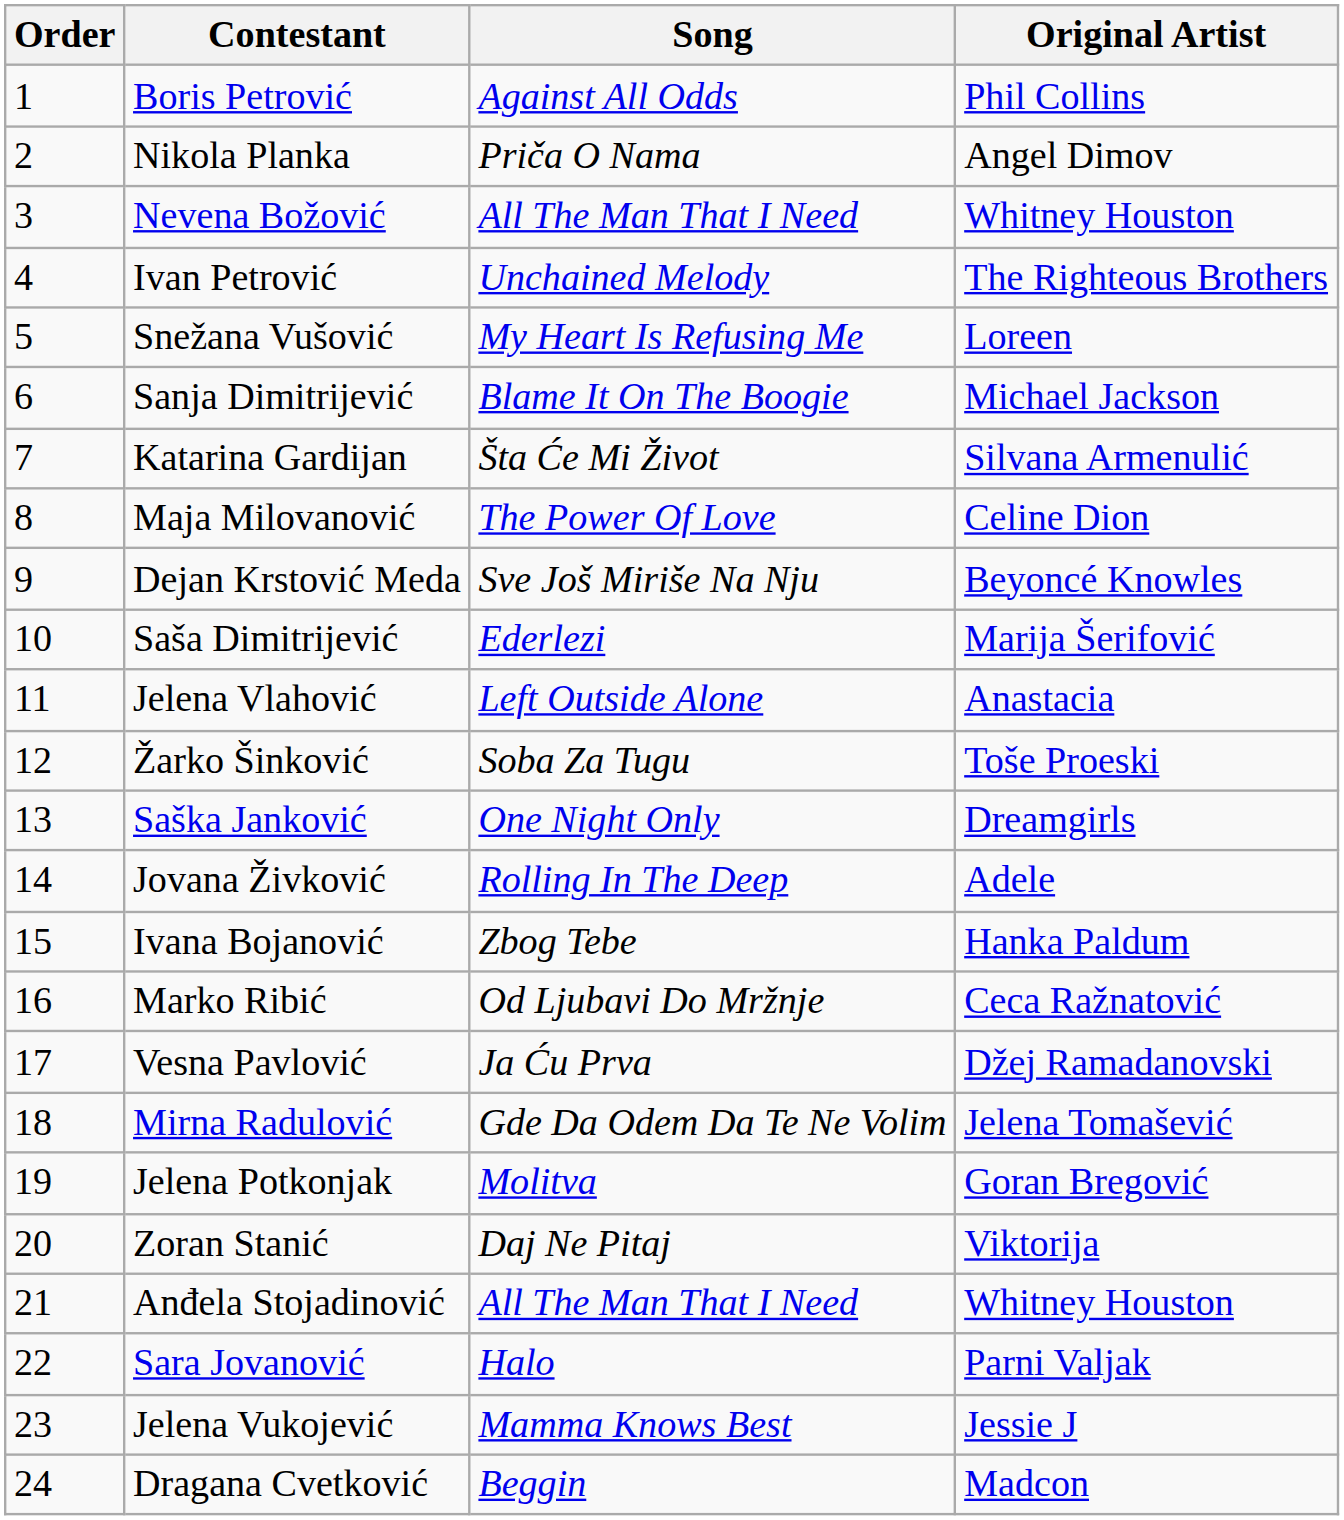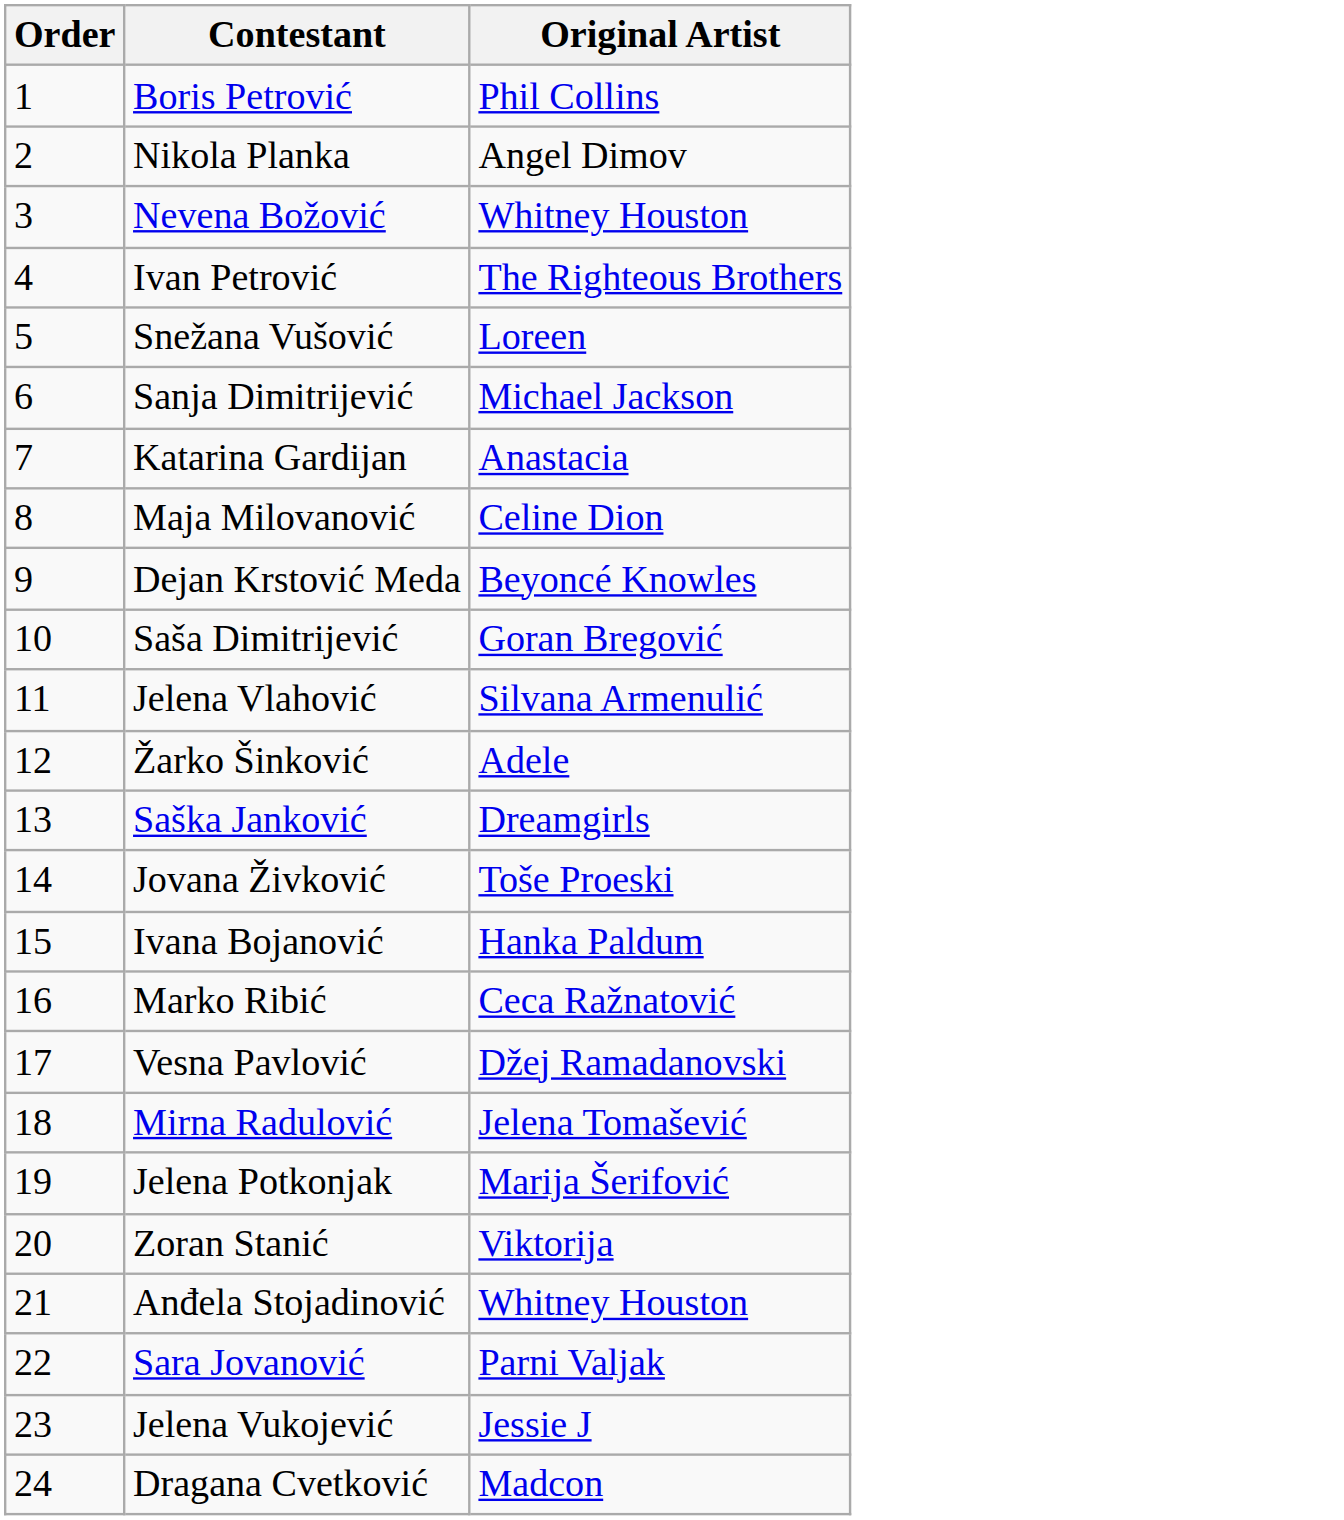- column: (713, 34)
(1106, 457) Silvana Armenulić -> (553, 457) Anastacia
(1089, 638) Marija Šerifović -> (601, 638) Goran Bregović
(1039, 699) Anastacia -> (621, 699) Silvana Armenulić
(1062, 759) Toše Proeski -> (524, 759) Adele
(1010, 880) Adele -> (576, 880) Toše Proeski
(1086, 1182) Goran Bregović -> (604, 1182) Marija Šerifović
